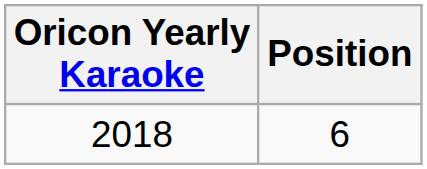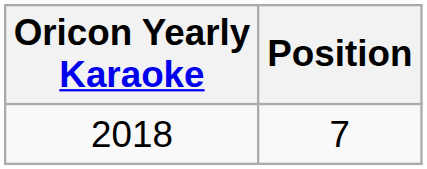(340, 133) 6 -> (340, 133) 7
